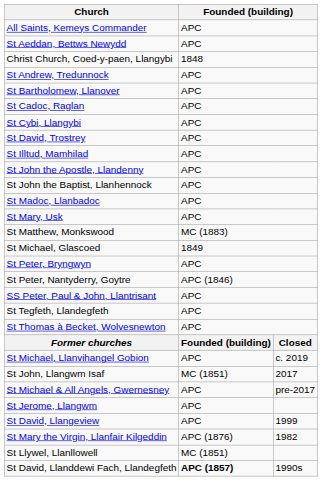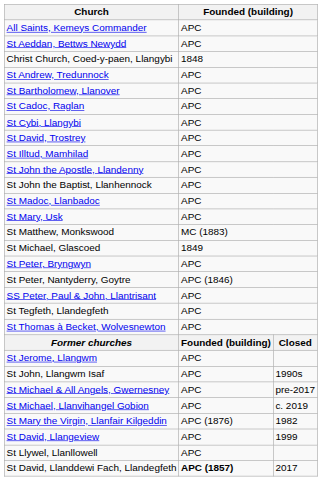rows swapped: (78, 358) <-> (52, 405)
(204, 374) MC (1851) -> (191, 374) APC
(286, 374) 2017 -> (289, 374) 1990s
rows swapped: (87, 437) <-> (53, 421)
(204, 452) MC (1851) -> (191, 452) APC
(289, 468) 1990s -> (286, 468) 2017
